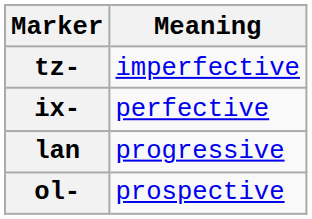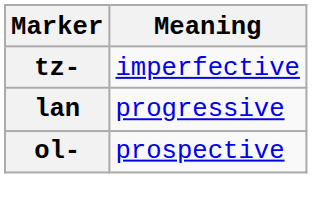- row: (57, 109)
